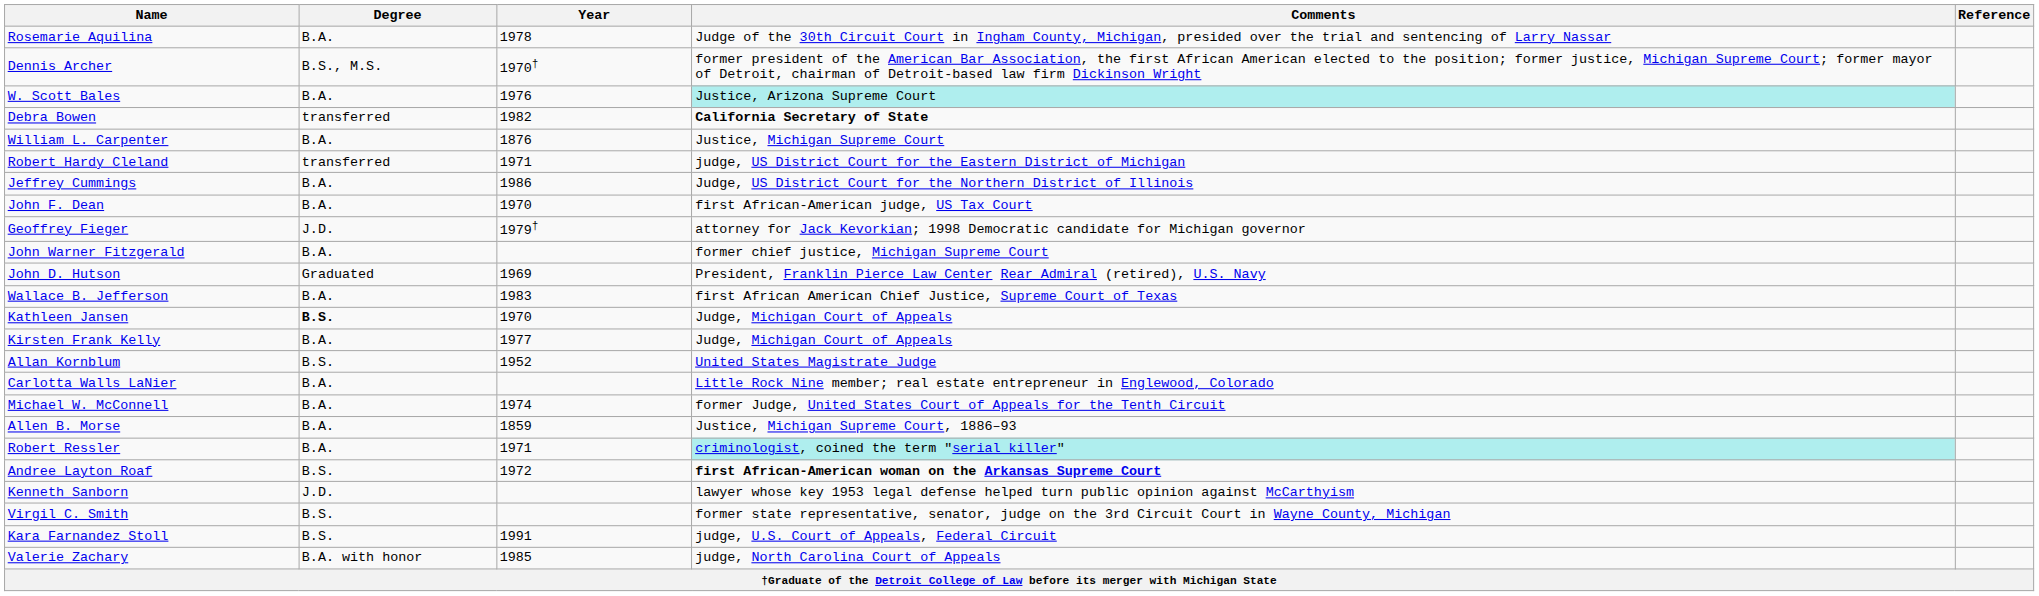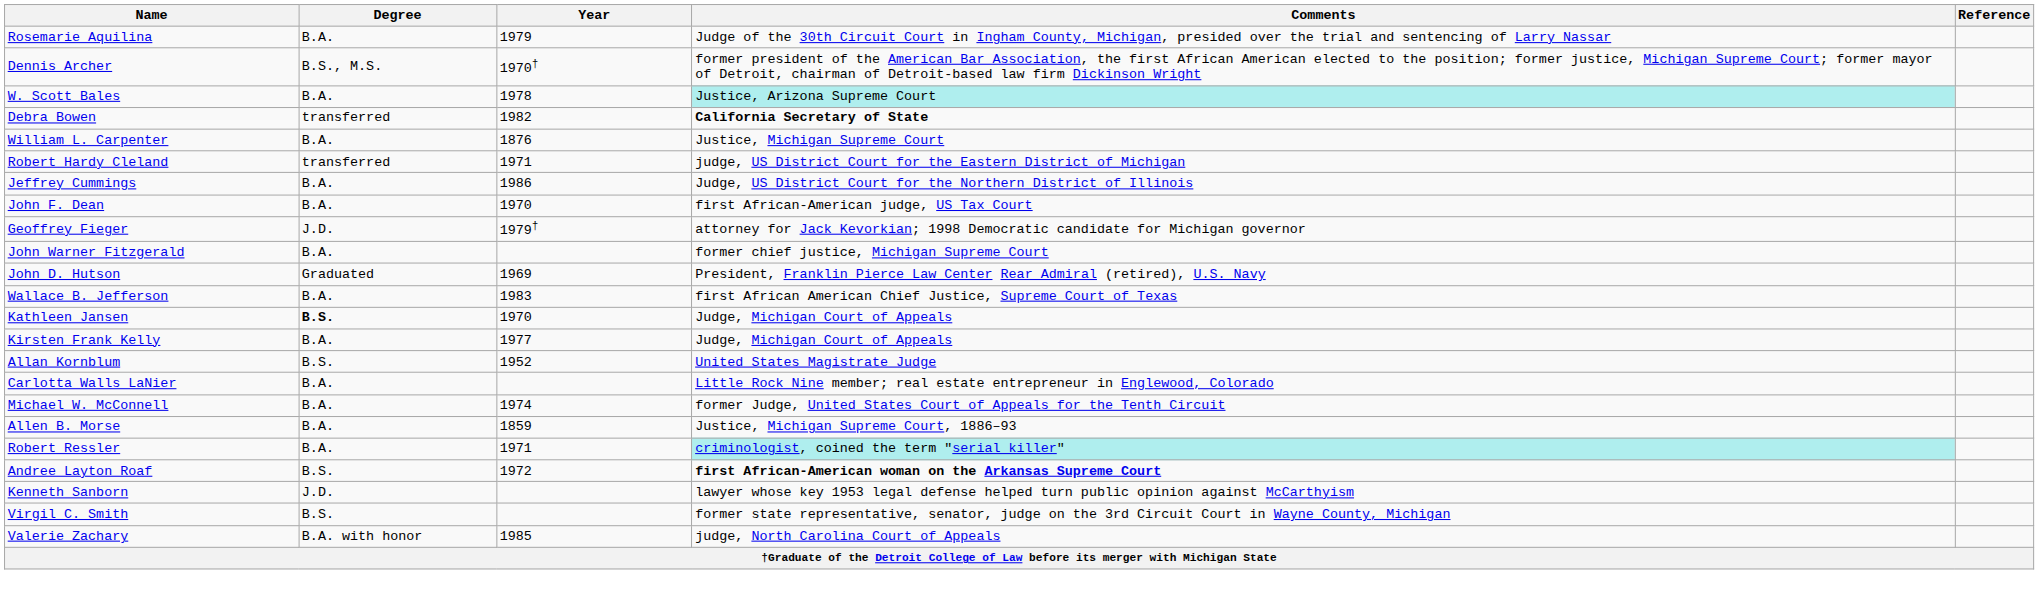(516, 37) 1978 -> (516, 37) 1979
(516, 96) 1976 -> (516, 96) 1978
- row: (88, 536)
